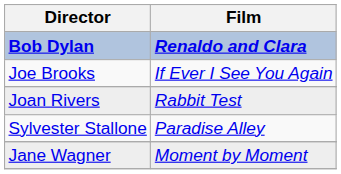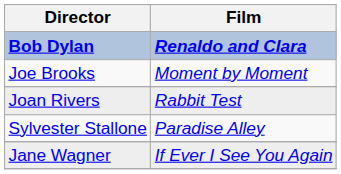(244, 73) If Ever I See You Again -> (231, 73) Moment by Moment
(231, 155) Moment by Moment -> (244, 155) If Ever I See You Again
